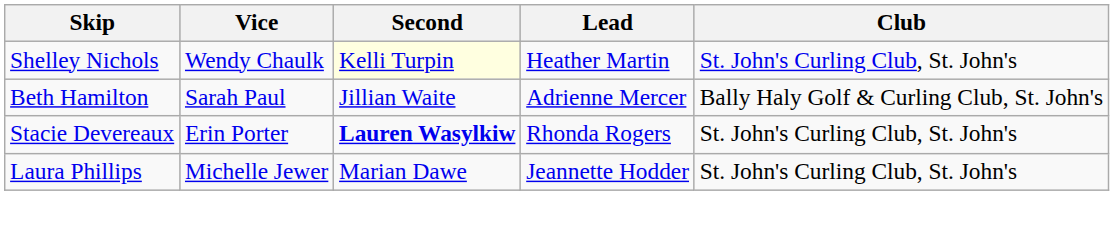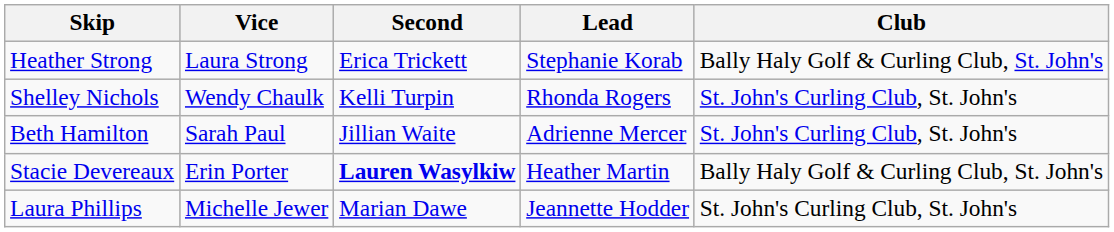+ row: (81, 60)
(397, 60) lightyellow background -> (397, 97) no background
(598, 60) Heather Martin -> (599, 97) Rhonda Rogers
(901, 97) Bally Haly Golf & Curling Club, St. John's -> (858, 134) St. John's Curling Club, St. John's
(599, 134) Rhonda Rogers -> (598, 171) Heather Martin
(858, 134) St. John's Curling Club, St. John's -> (901, 171) Bally Haly Golf & Curling Club, St. John's
